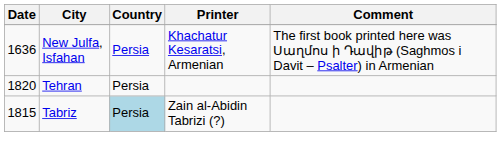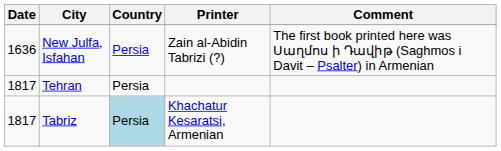(197, 50) Khachatur Kesaratsi, Armenian -> (208, 50) Zain al-Abidin Tabrizi (?)
(22, 85) 1820 -> (22, 85) 1817
(22, 113) 1815 -> (22, 120) 1817
(208, 113) Zain al-Abidin Tabrizi (?) -> (197, 120) Khachatur Kesaratsi, Armenian
